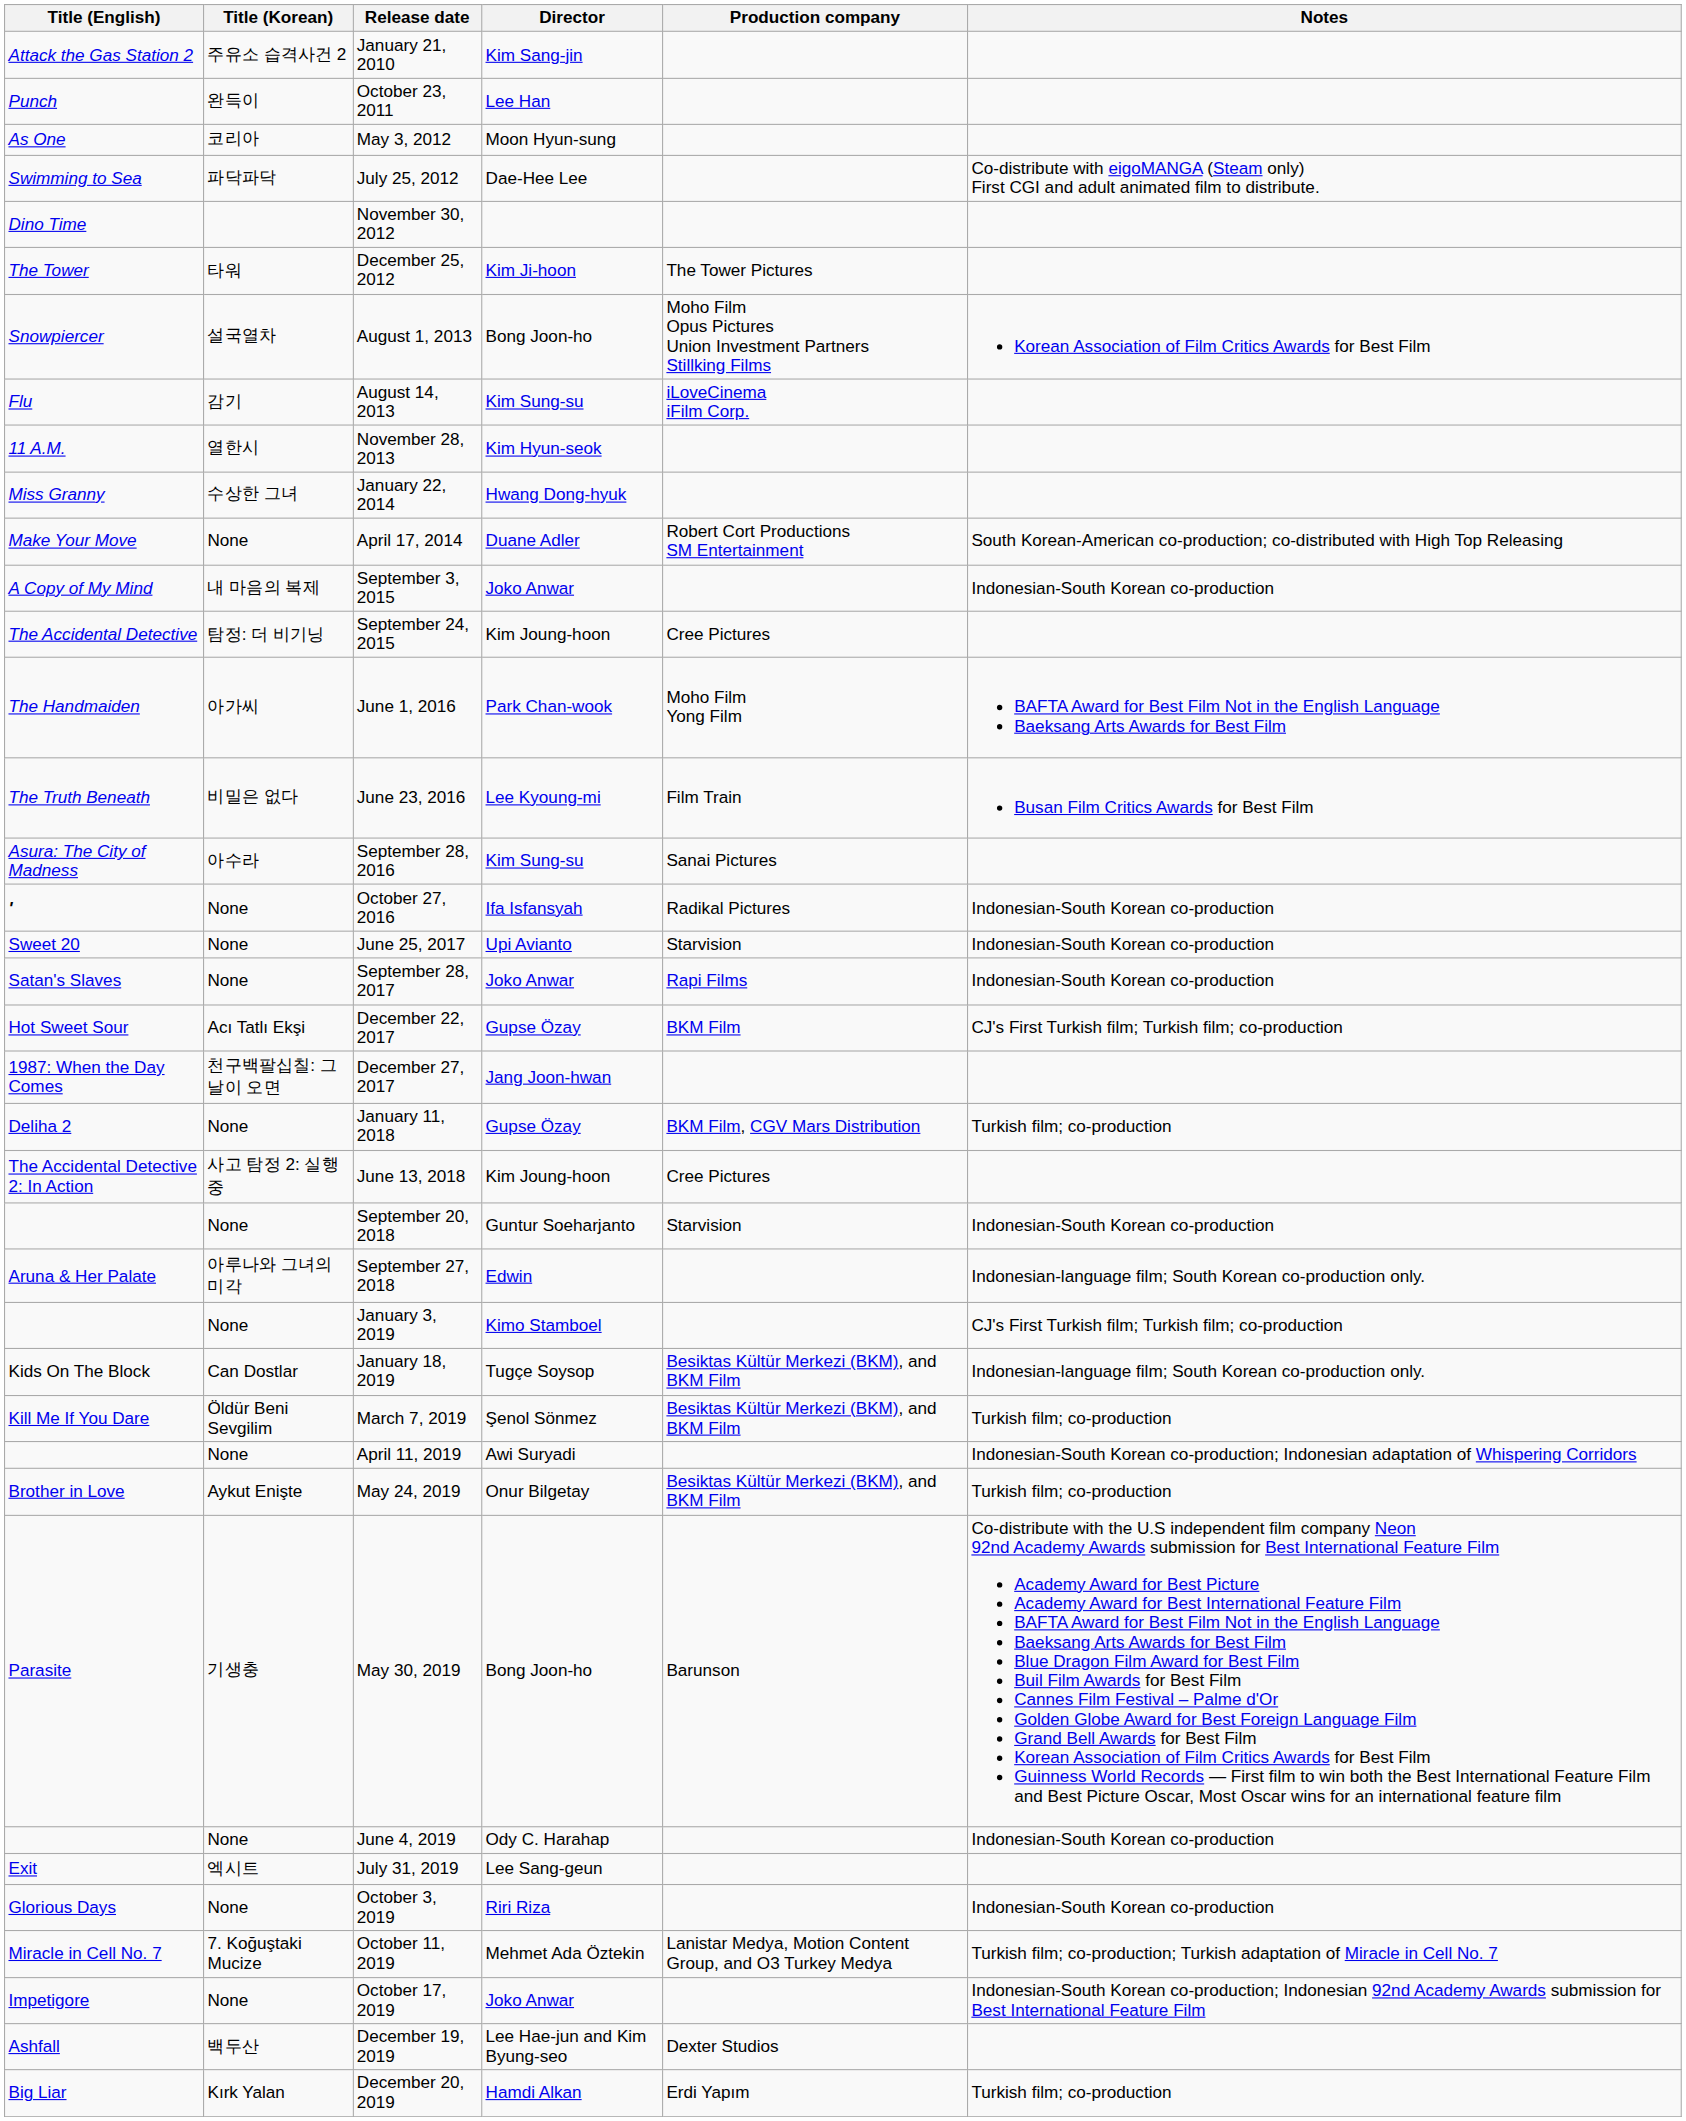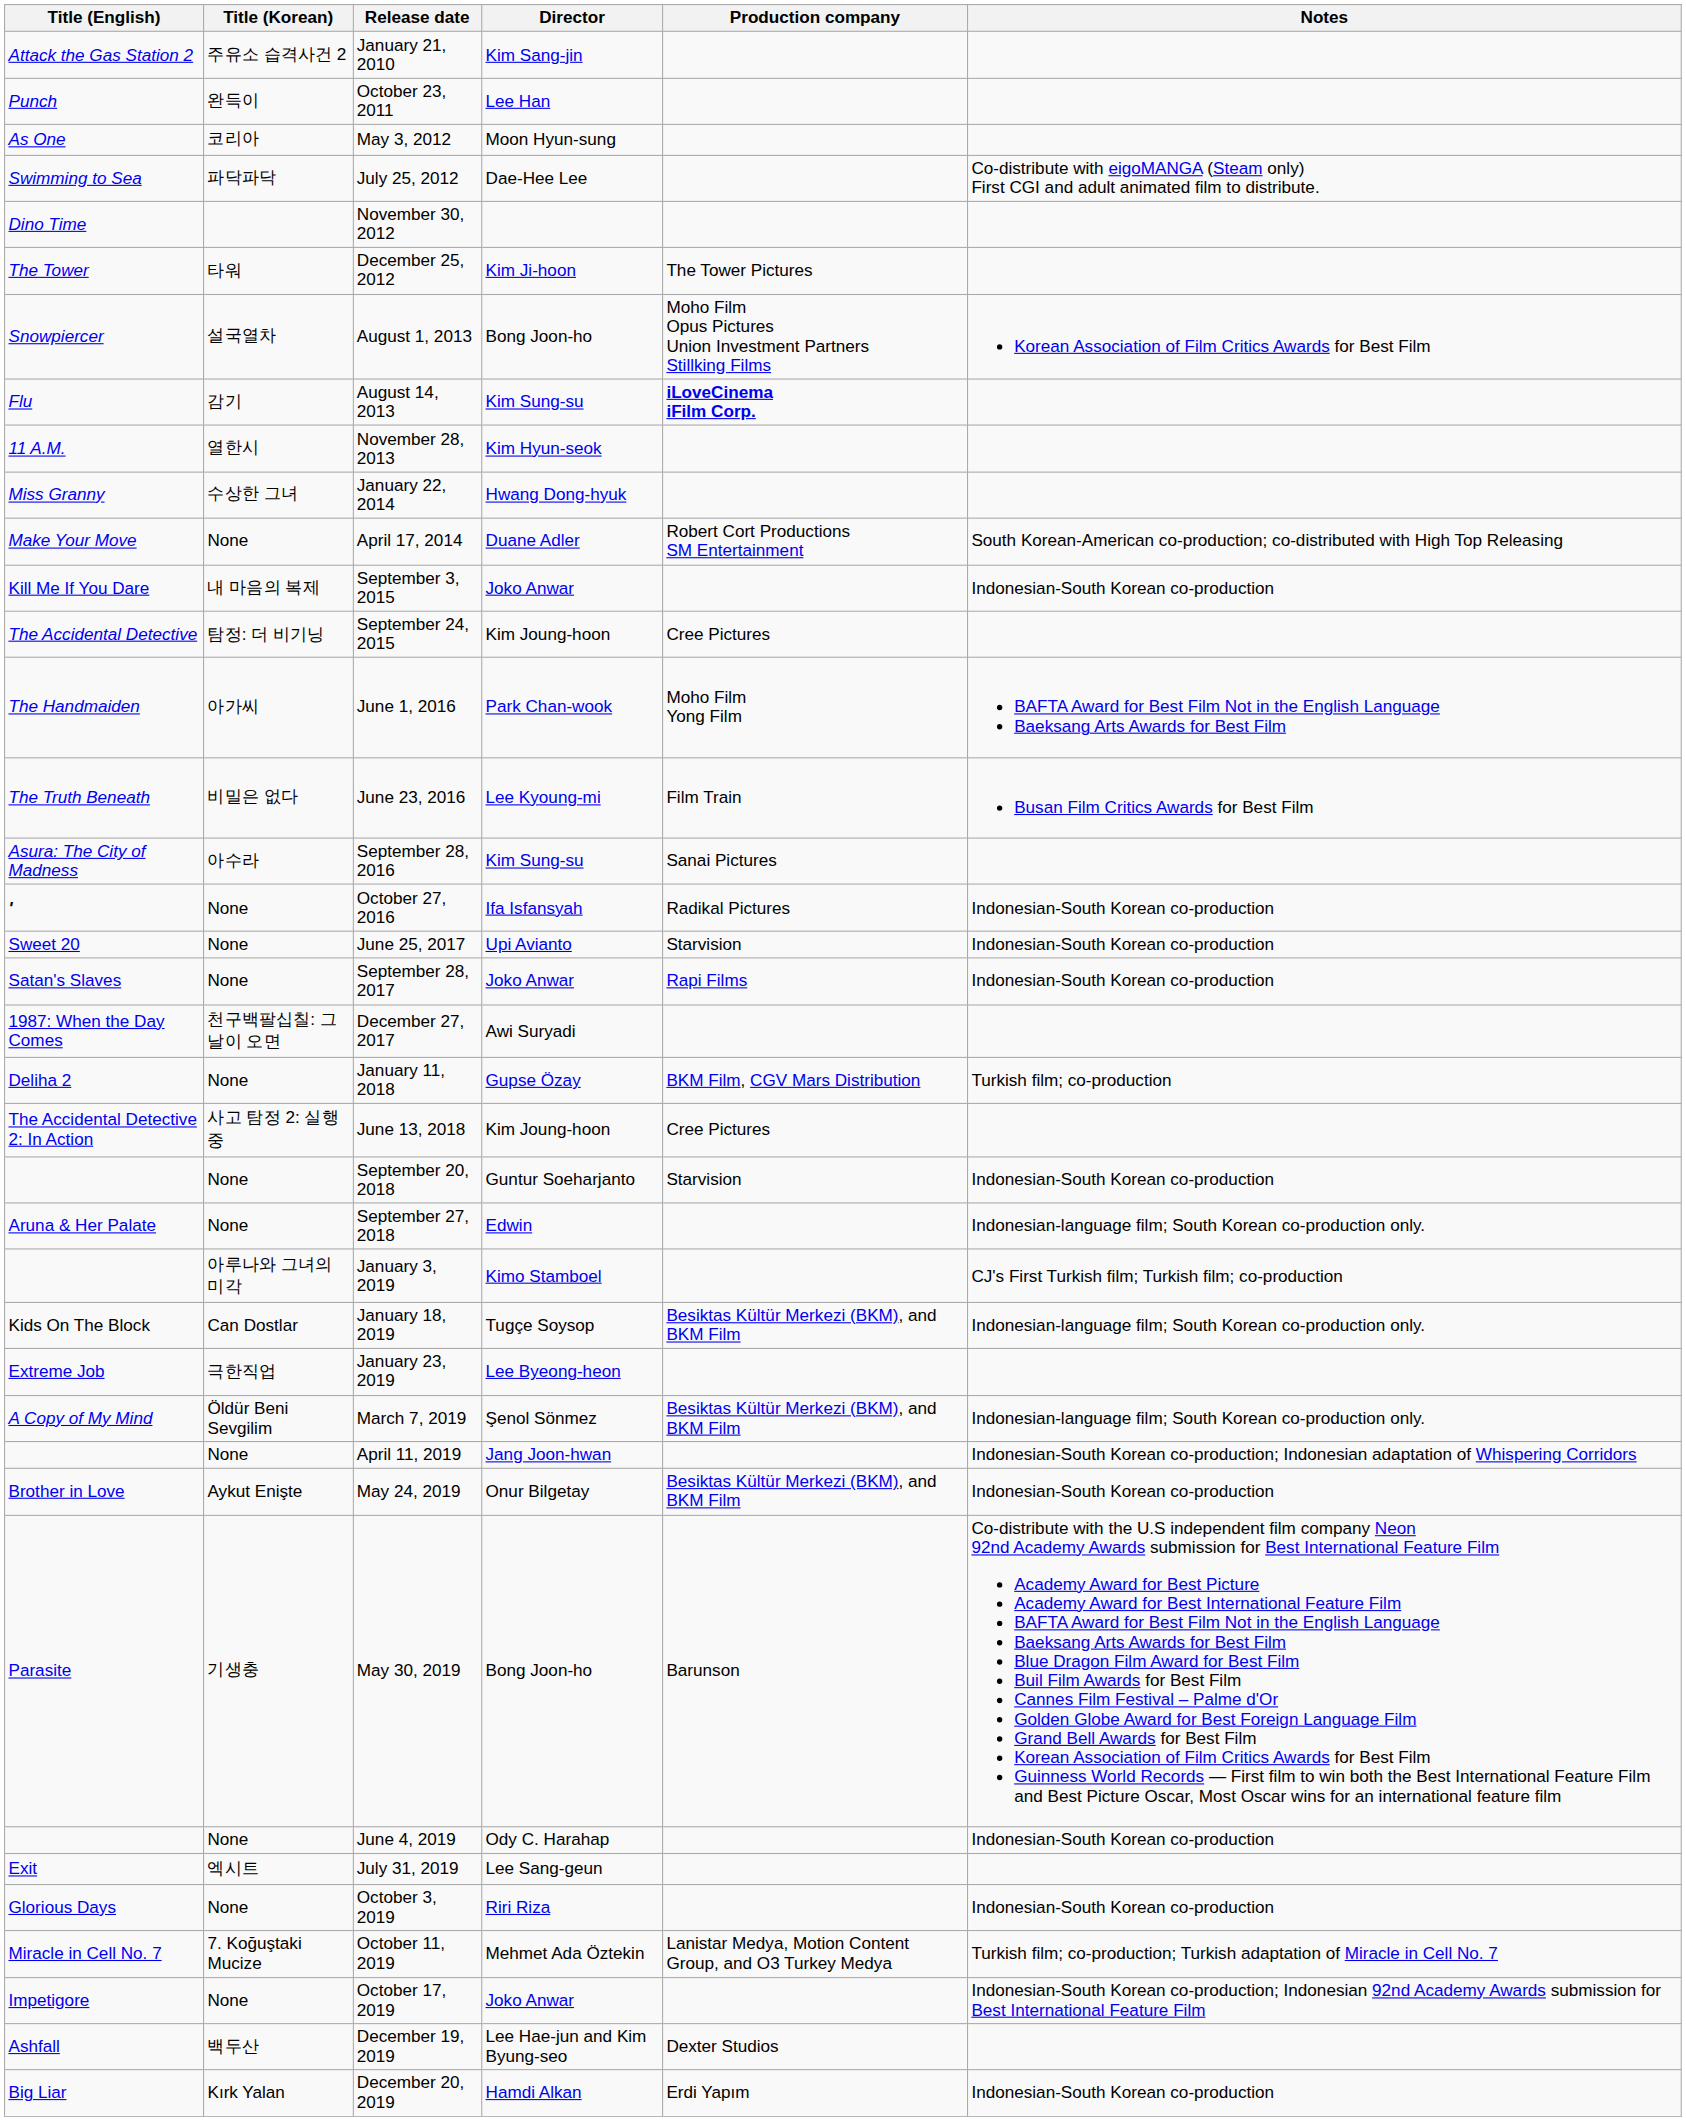(716, 402) normal -> (720, 402) bold
(80, 587) A Copy of My Mind -> (79, 587) Kill Me If You Dare
- row: (411, 1027)
(548, 1077) Jang Joon-hwan -> (531, 1030) Awi Suryadi
(270, 1275) 아루나와 그녀의 미각 -> (228, 1226) None
(228, 1325) None -> (270, 1275) 아루나와 그녀의 미각
+ row: (402, 1371)
(79, 1418) Kill Me If You Dare -> (80, 1418) A Copy of My Mind
(1071, 1418) Turkish film; co-production -> (1198, 1418) Indonesian-language film; South Korean co-production only.
(531, 1454) Awi Suryadi -> (548, 1454) Jang Joon-hwan
(1071, 1491) Turkish film; co-production -> (1123, 1491) Indonesian-South Korean co-production
(1071, 2093) Turkish film; co-production -> (1123, 2093) Indonesian-South Korean co-production
